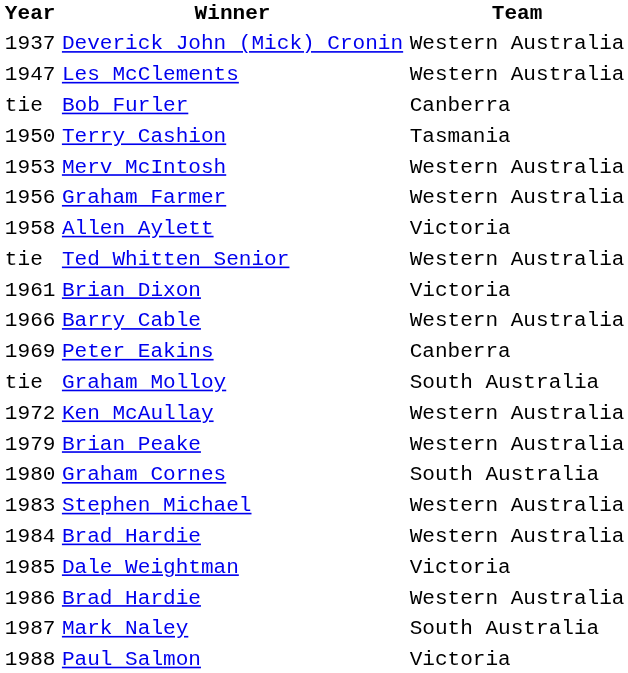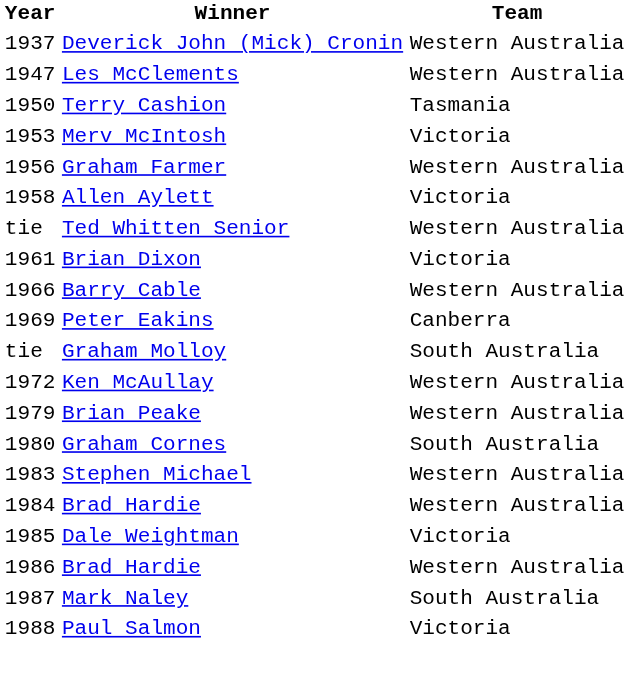- row: (24, 105)
(517, 167) Western Australia -> (460, 136) Victoria
